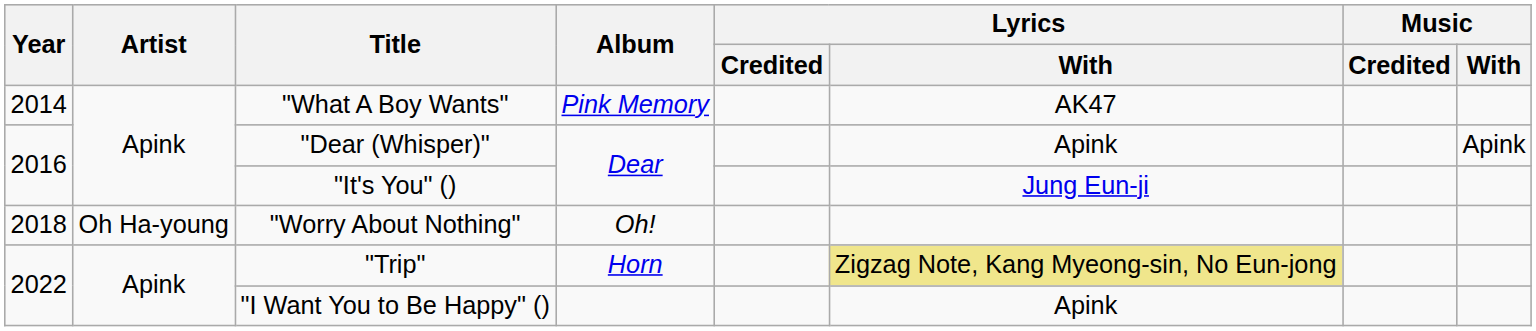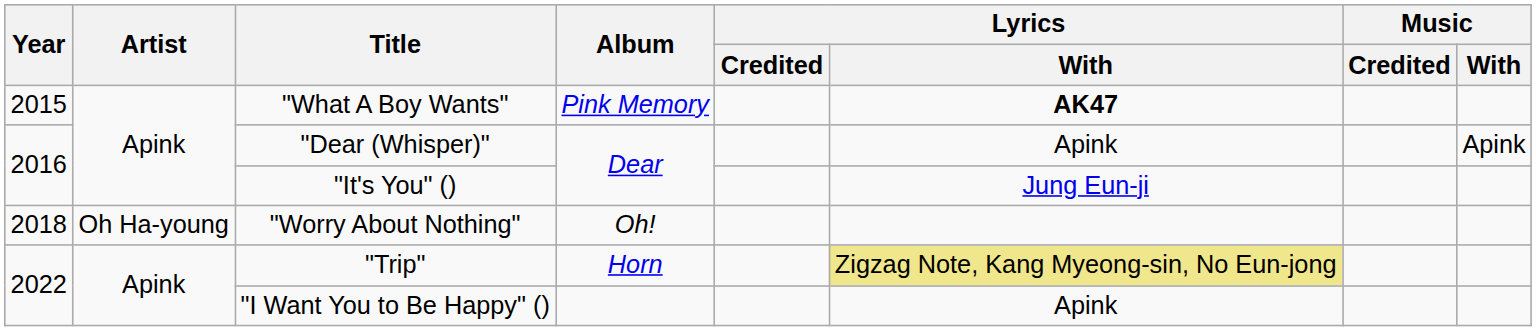(39, 104) 2014 -> (39, 104) 2015
(1086, 104) normal -> (1086, 104) bold
